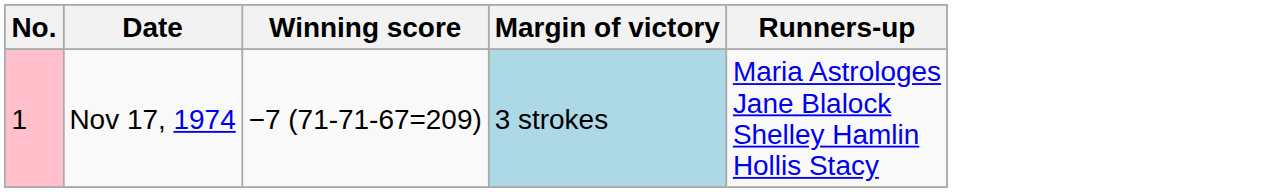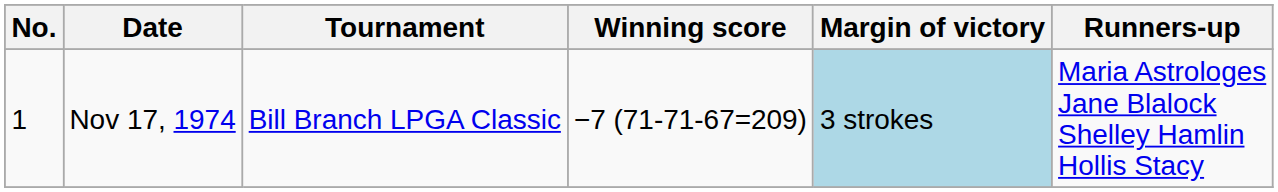+ column: (405, 27)
(19, 118) pink background -> (19, 118) no background
